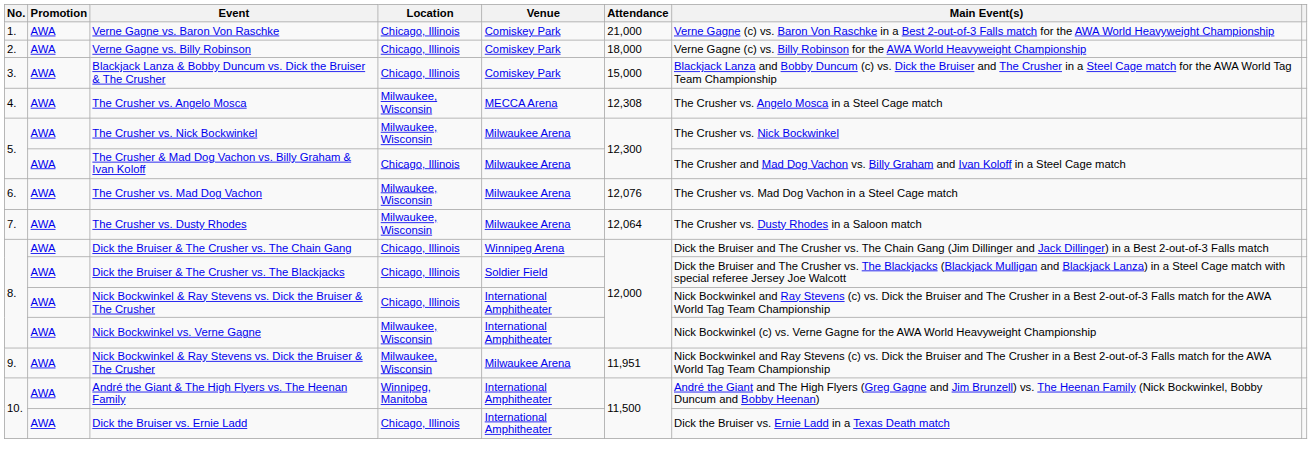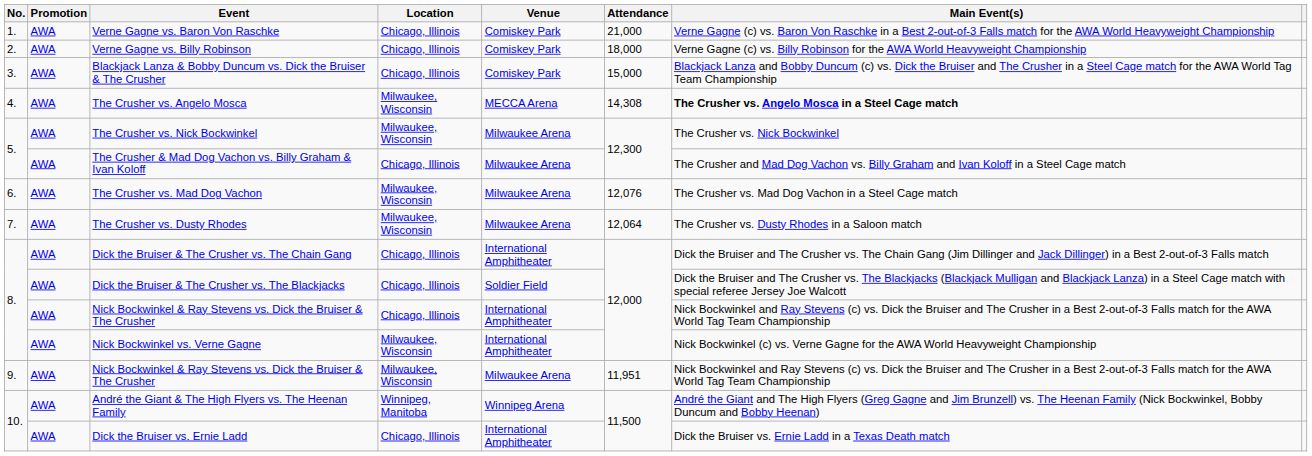(624, 103) 12,308 -> (624, 103) 14,308
(808, 103) normal -> (816, 103) bold
(525, 248) Winnipeg Arena -> (518, 254) International Amphitheater
(518, 393) International Amphitheater -> (525, 405) Winnipeg Arena
